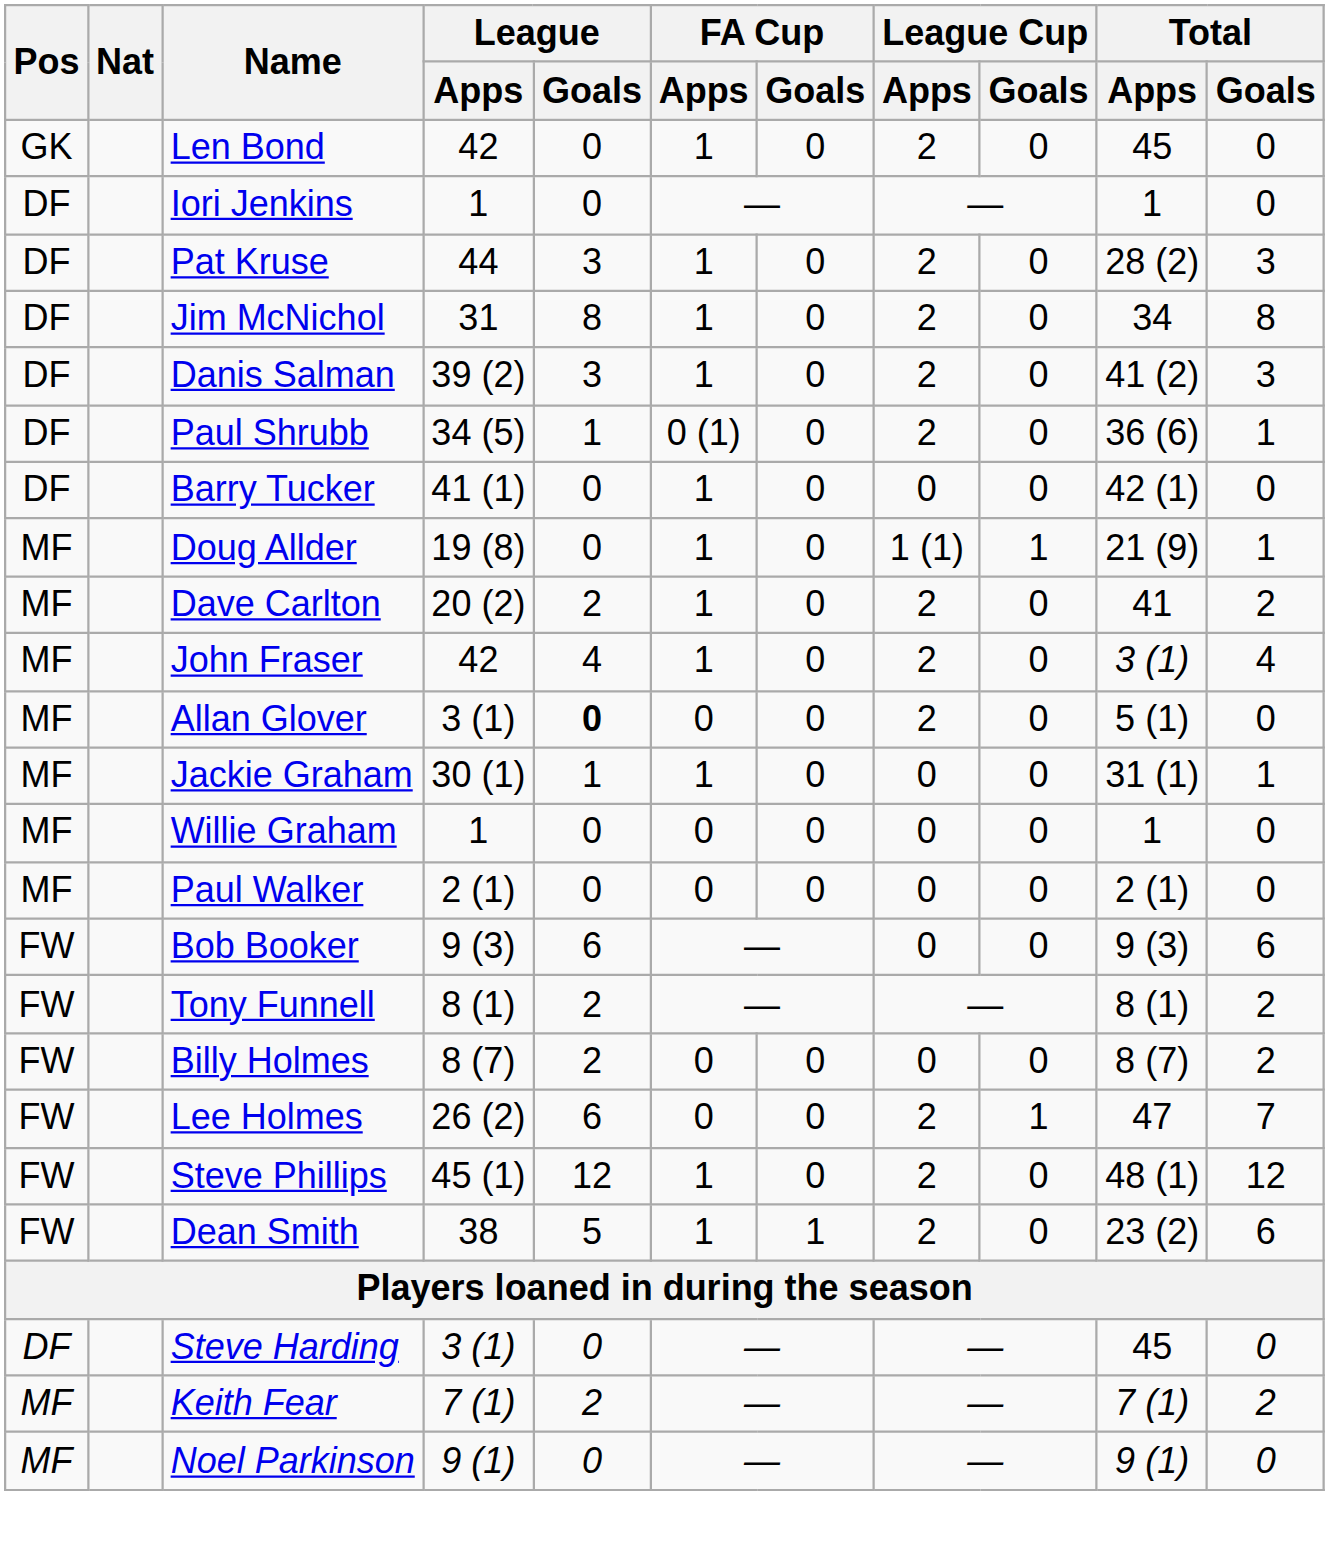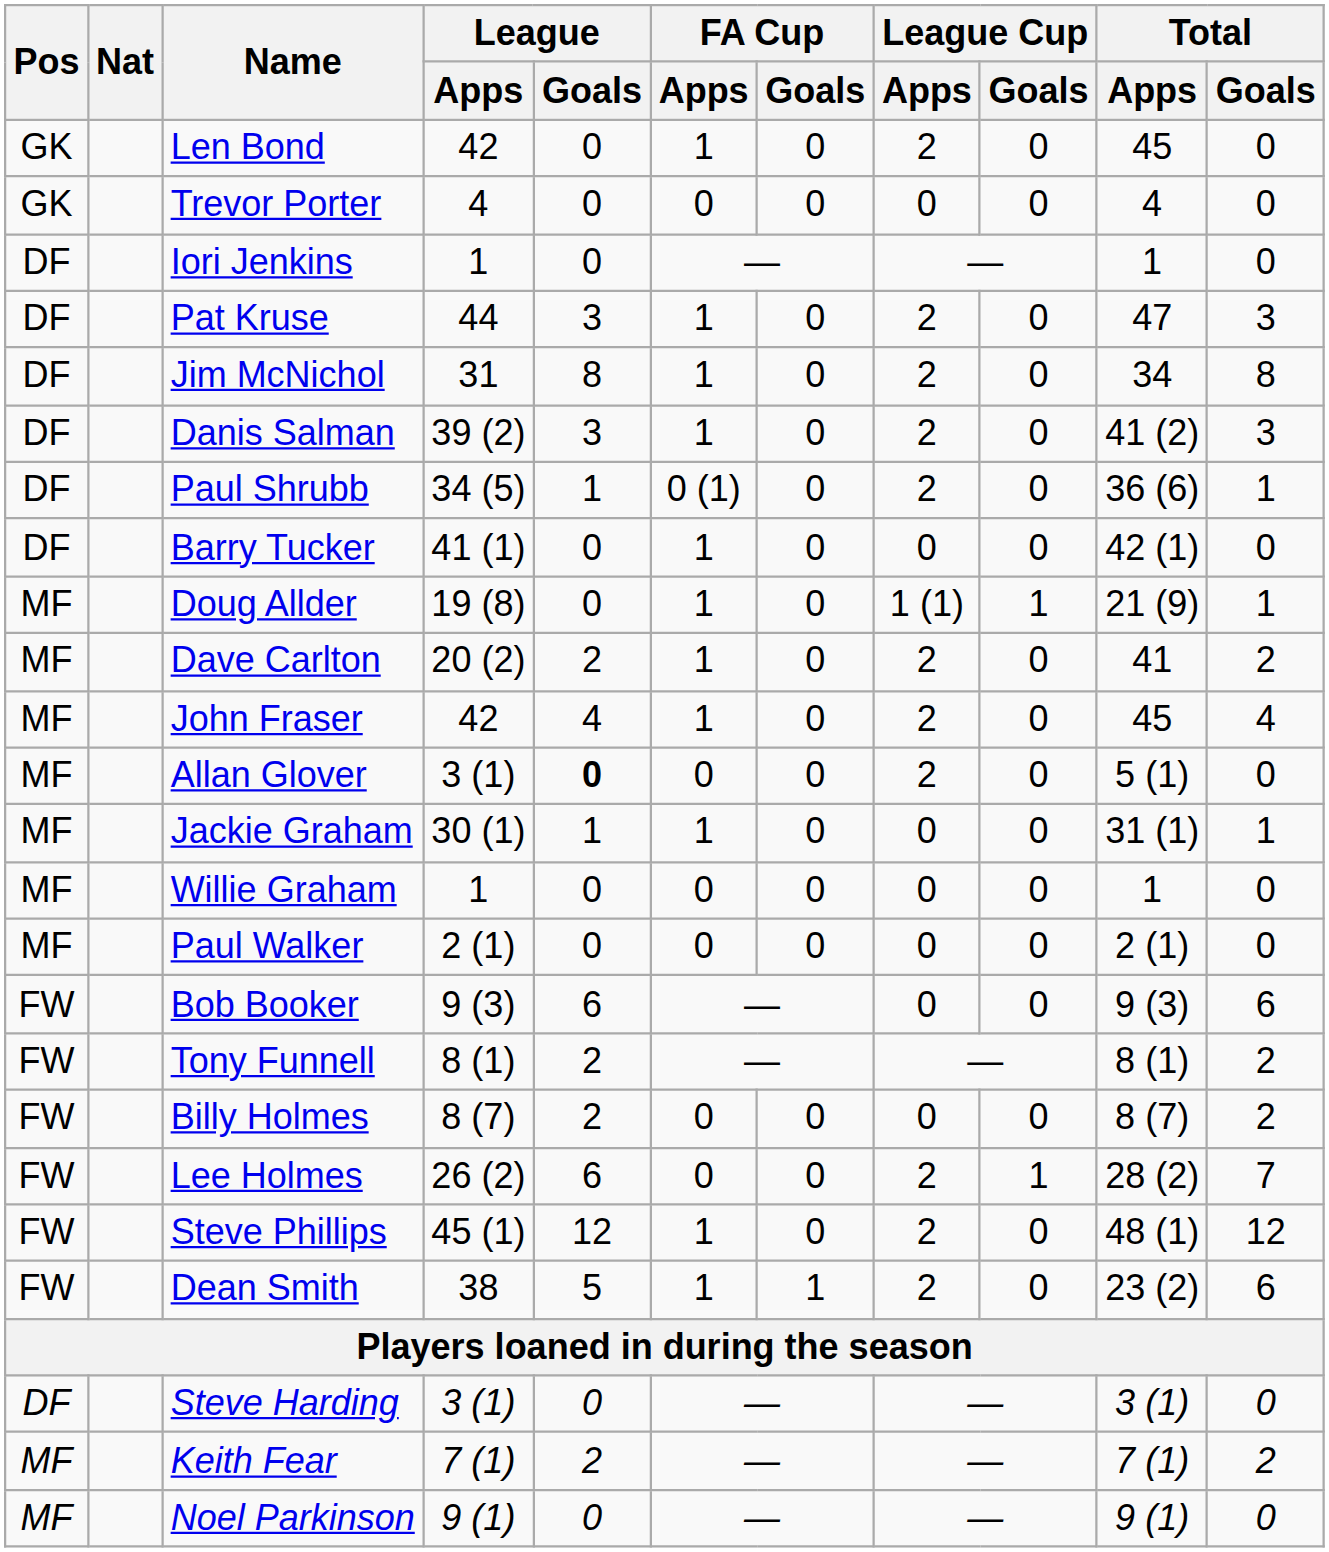+ row: (276, 204)
(1152, 261) 28 (2) -> (1152, 318) 47
(1152, 661) 3 (1) -> (1152, 718) 45
(1152, 1117) 47 -> (1152, 1174) 28 (2)
(1152, 1346) 45 -> (1152, 1403) 3 (1)
